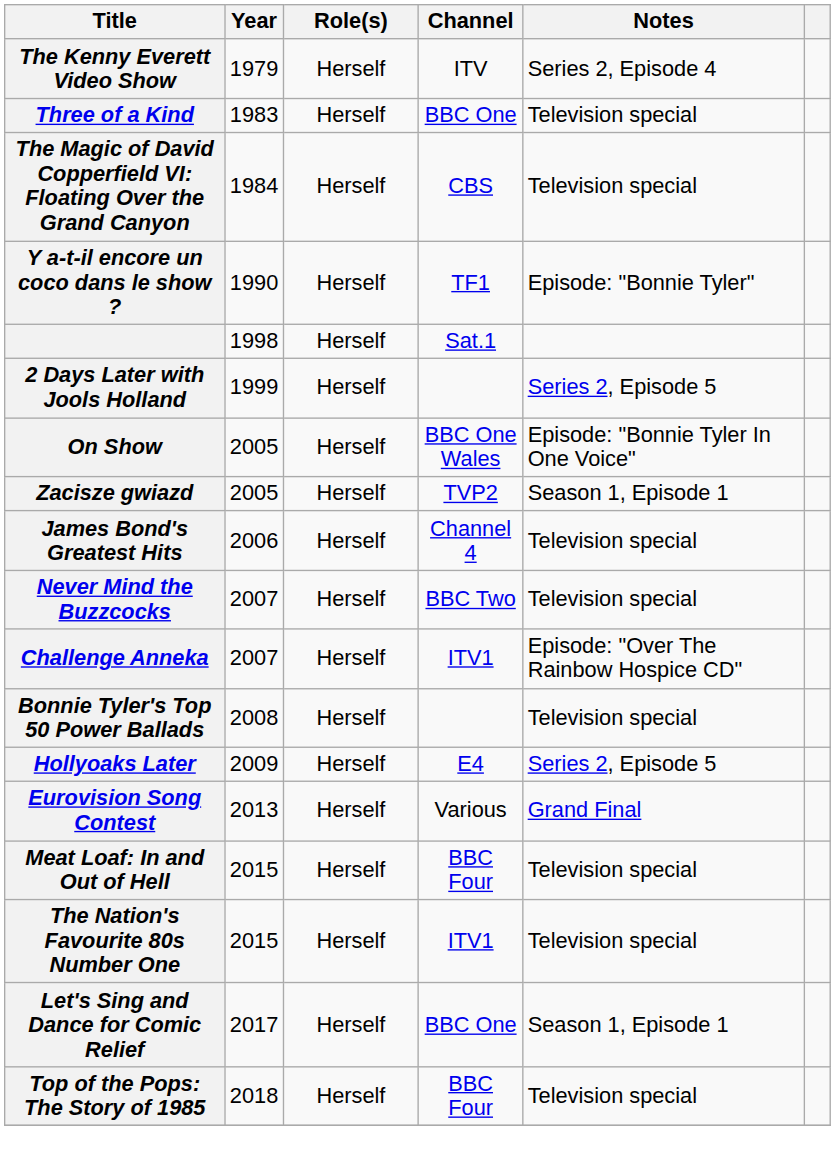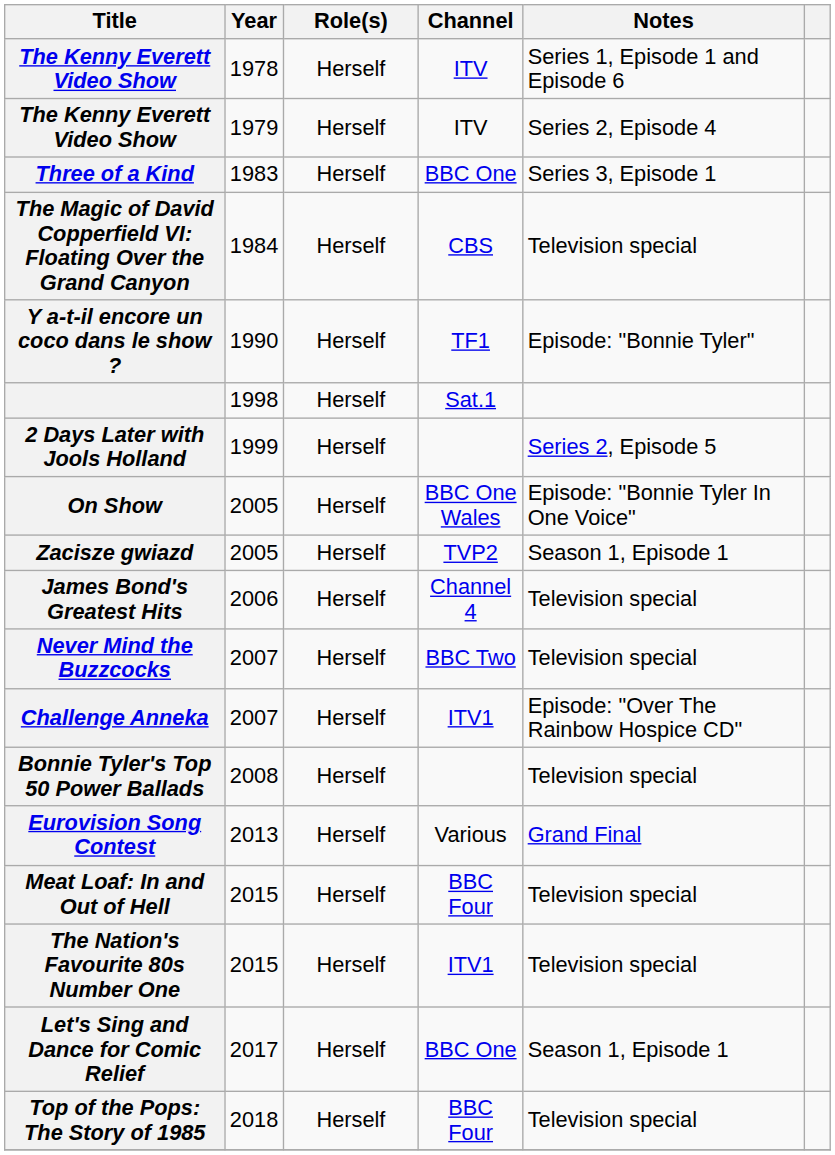+ row: (115, 68)
(612, 115) Television special -> (622, 174) Series 3, Episode 1
- row: (115, 764)
